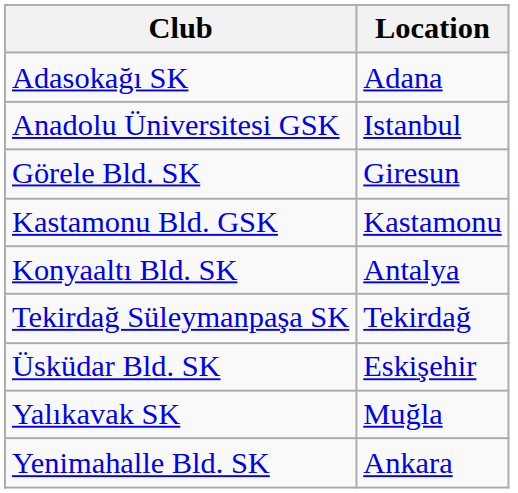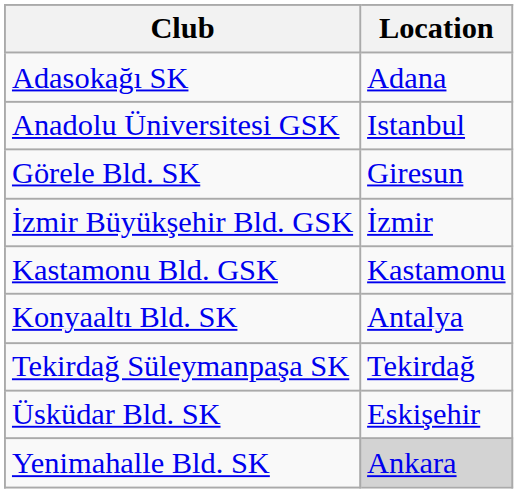+ row: (183, 221)
- row: (96, 414)
(408, 462) no background -> (412, 462) lightgrey background
